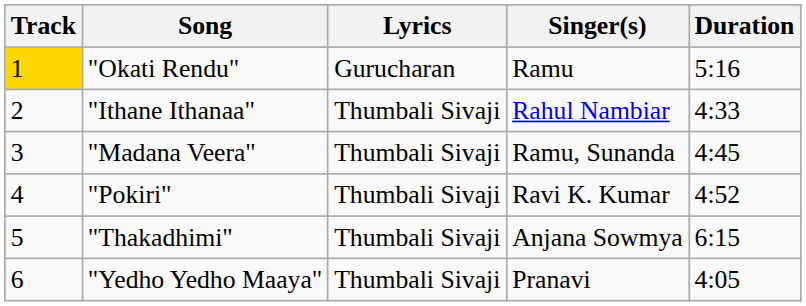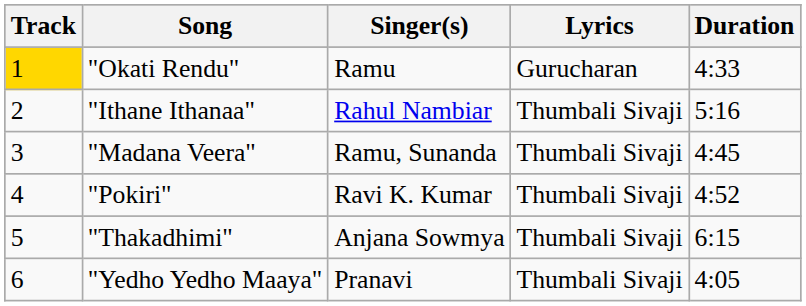columns swapped: (597, 25) <-> (417, 25)
(717, 68) 5:16 -> (717, 68) 4:33
(717, 110) 4:33 -> (717, 110) 5:16
